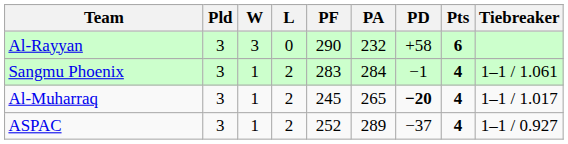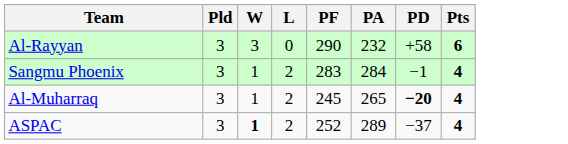- column: (519, 17)
(255, 125) normal -> (255, 125) bold
